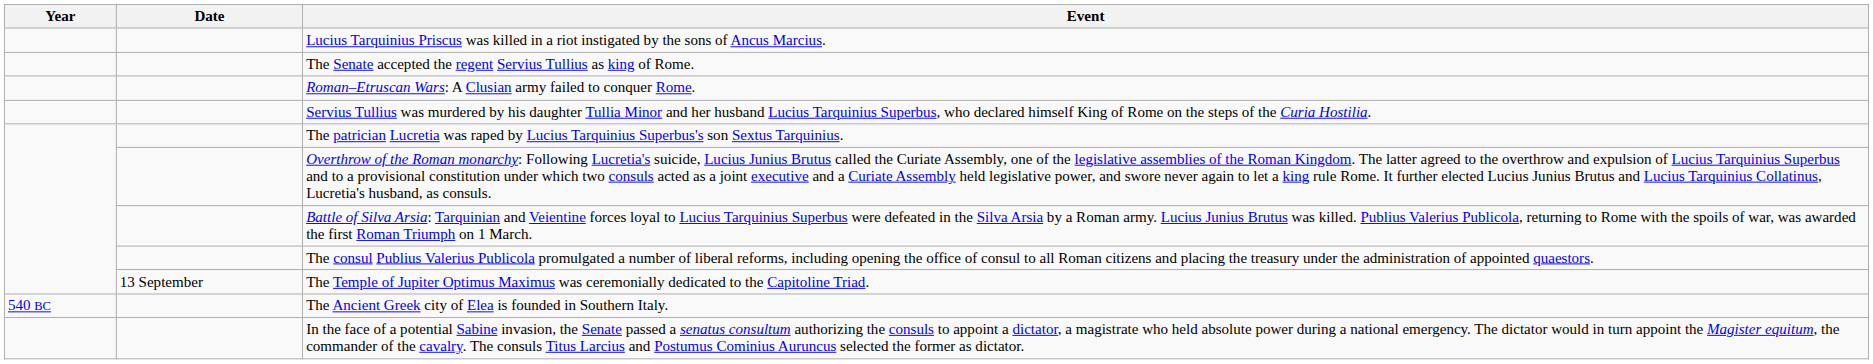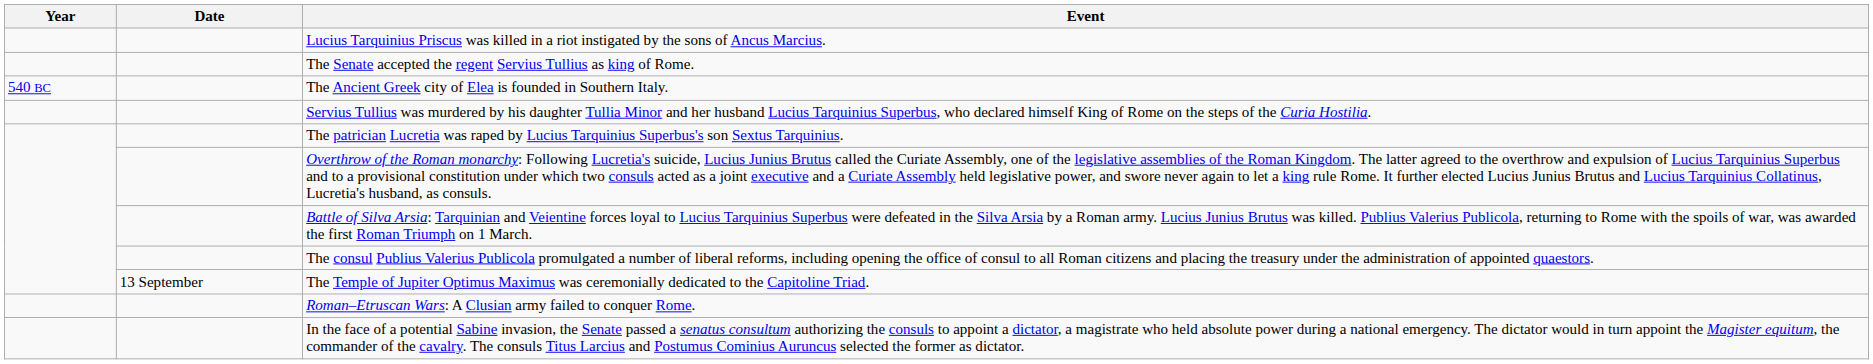rows swapped: (487, 305) <-> (501, 87)
